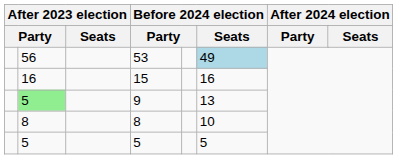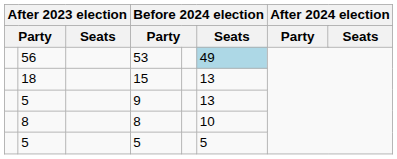(29, 79) 16 -> (29, 79) 18
(207, 79) 16 -> (207, 79) 13
(25, 100) lightgreen background -> (25, 100) no background
